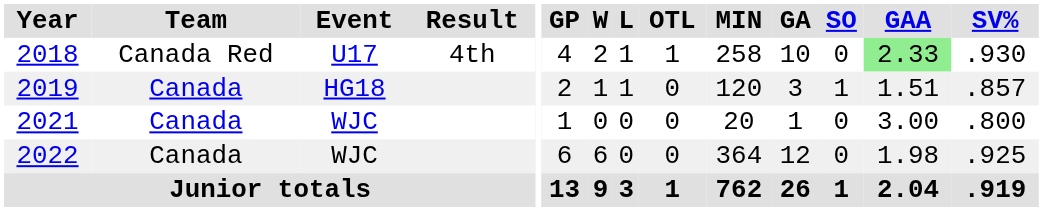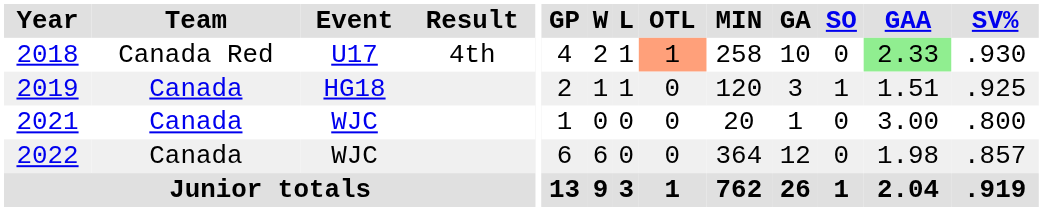(672, 55) no background -> (672, 55) lightsalmon background
(995, 89) .857 -> (995, 89) .925
(995, 156) .925 -> (995, 156) .857
